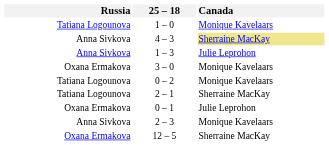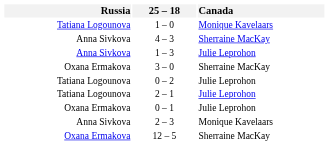(234, 39) khaki background -> (234, 39) no background
(236, 66) Monique Kavelaars -> (234, 66) Sherraine MacKay
(236, 80) Monique Kavelaars -> (227, 80) Julie Leprohon
(234, 94) Sherraine MacKay -> (227, 94) Julie Leprohon
